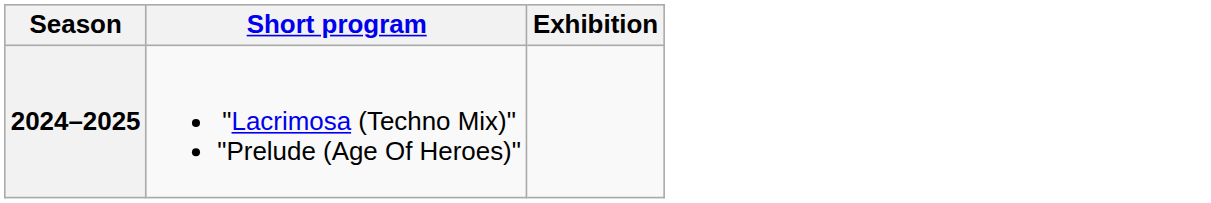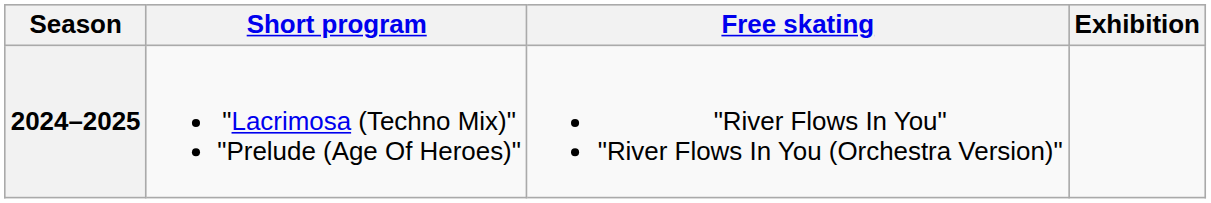+ column: (798, 25)
